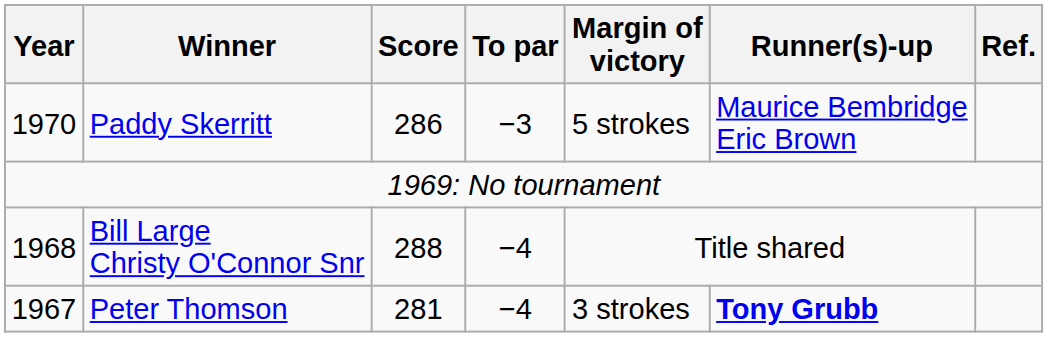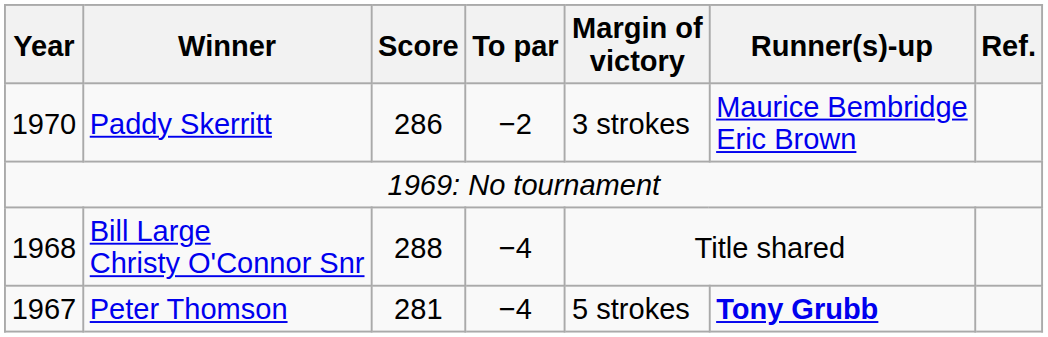(515, 123) −3 -> (515, 123) −2
(631, 123) 5 strokes -> (631, 123) 3 strokes
(631, 309) 3 strokes -> (631, 309) 5 strokes
